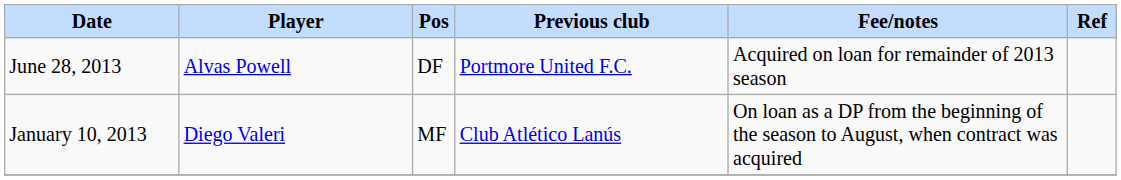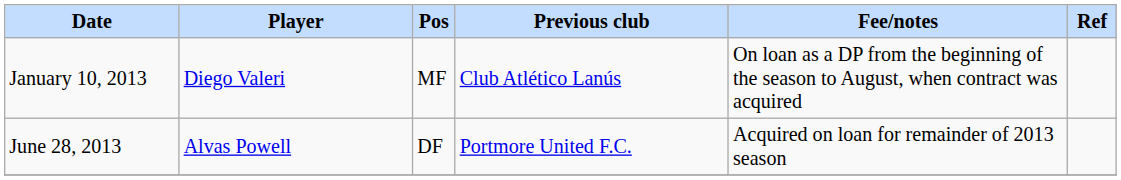rows swapped: (78, 134) <-> (65, 66)
